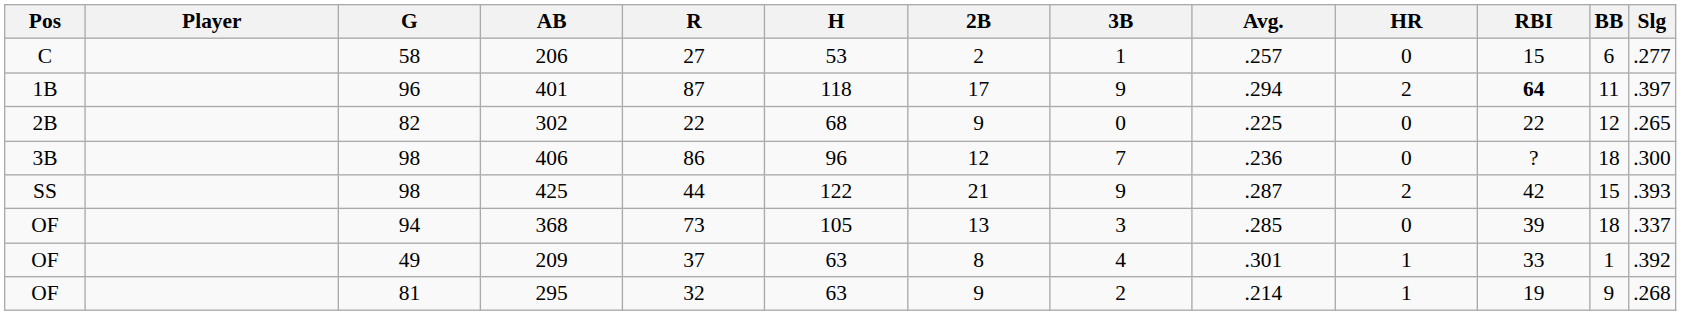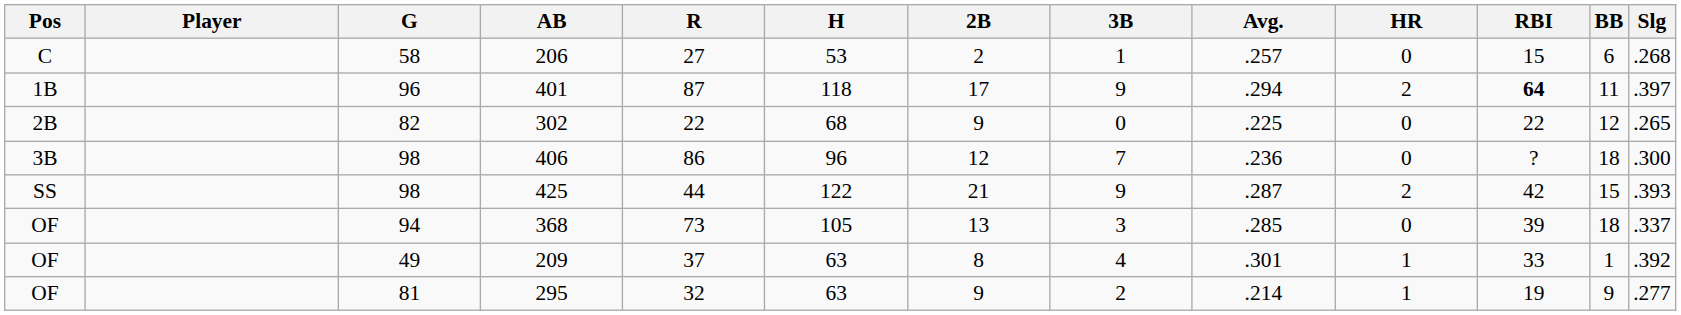(1652, 55) .277 -> (1652, 55) .268
(1652, 293) .268 -> (1652, 293) .277
